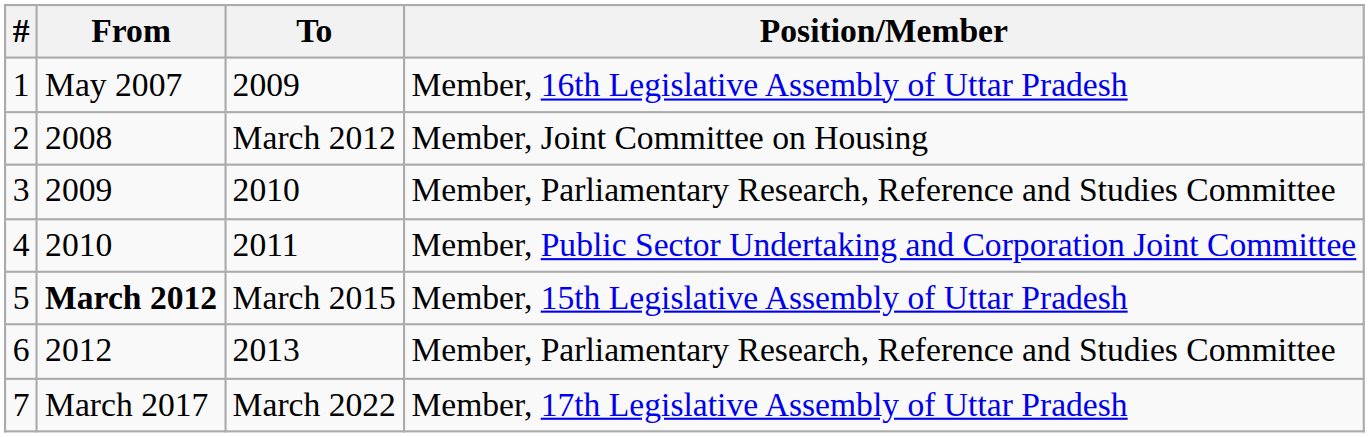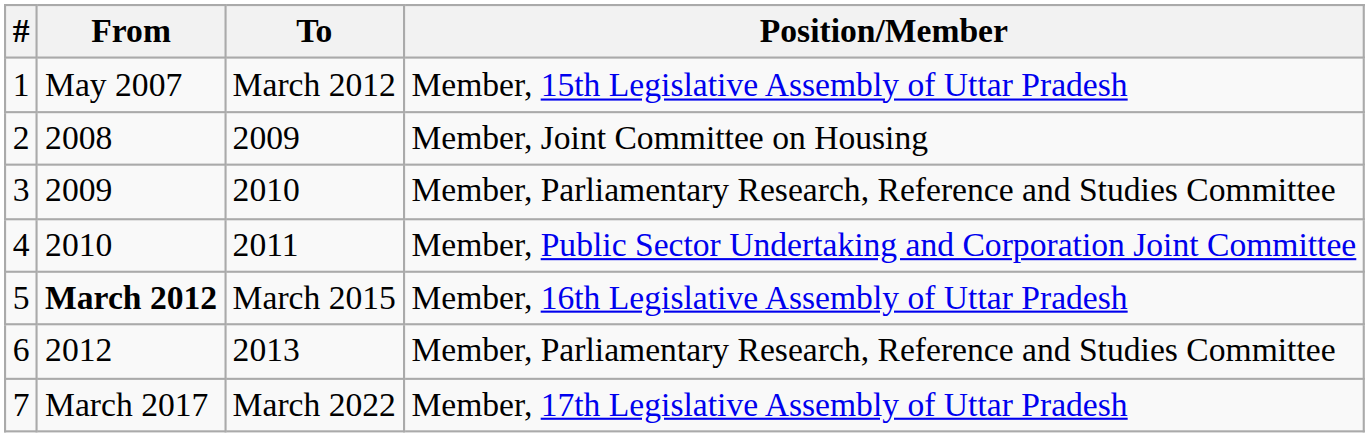(266, 84) 2009 -> (314, 84) March 2012
(770, 84) Member, 16th Legislative Assembly of Uttar Pradesh -> (770, 84) Member, 15th Legislative Assembly of Uttar Pradesh
(314, 137) March 2012 -> (266, 137) 2009
(770, 297) Member, 15th Legislative Assembly of Uttar Pradesh -> (770, 297) Member, 16th Legislative Assembly of Uttar Pradesh
